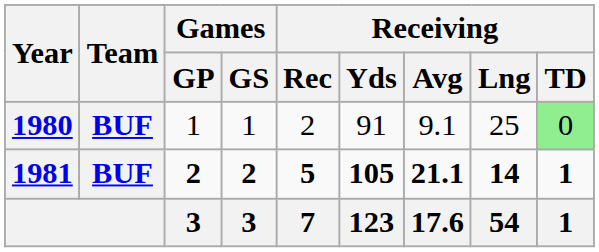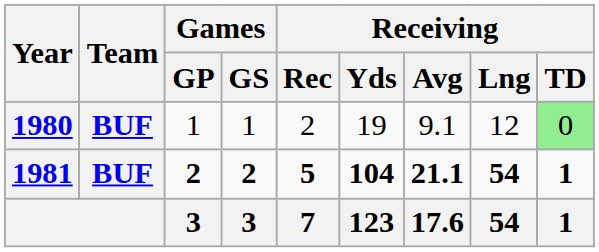(371, 125) 91 -> (371, 125) 19
(504, 125) 25 -> (504, 125) 12
(371, 173) 105 -> (371, 173) 104
(504, 173) 14 -> (504, 173) 54
